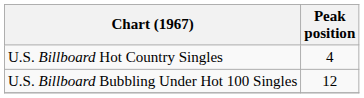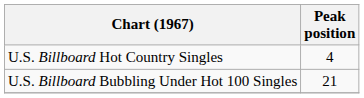(330, 81) 12 -> (330, 81) 21
